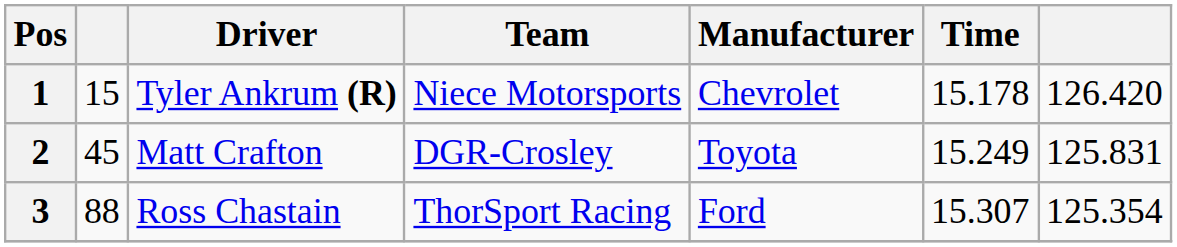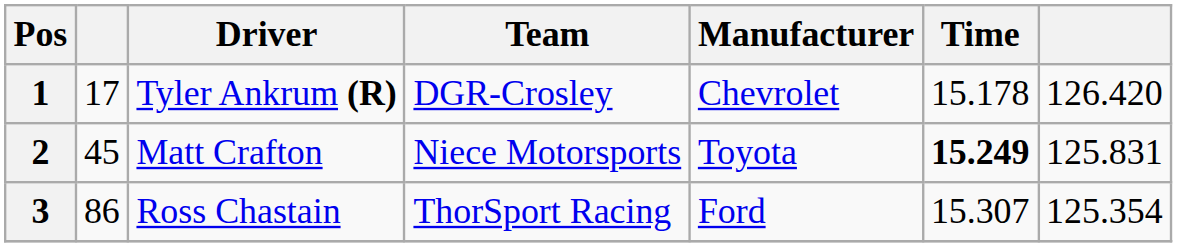(102, 93) 15 -> (102, 93) 17
(547, 93) Niece Motorsports -> (513, 93) DGR-Crosley
(513, 152) DGR-Crosley -> (547, 152) Niece Motorsports
(980, 152) normal -> (980, 152) bold
(102, 211) 88 -> (102, 211) 86
